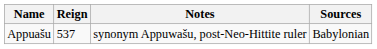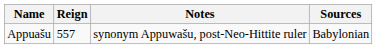(66, 33) 537 -> (66, 33) 557
